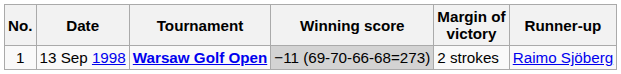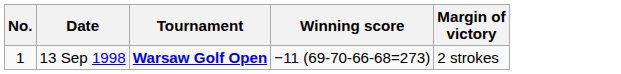- column: (563, 25)
(352, 58) lightgrey background -> (352, 58) no background
